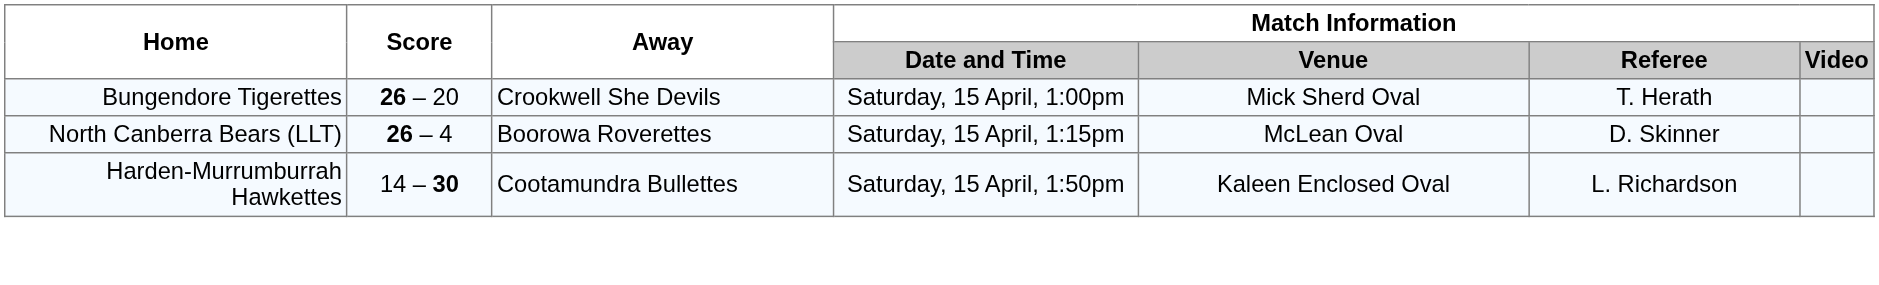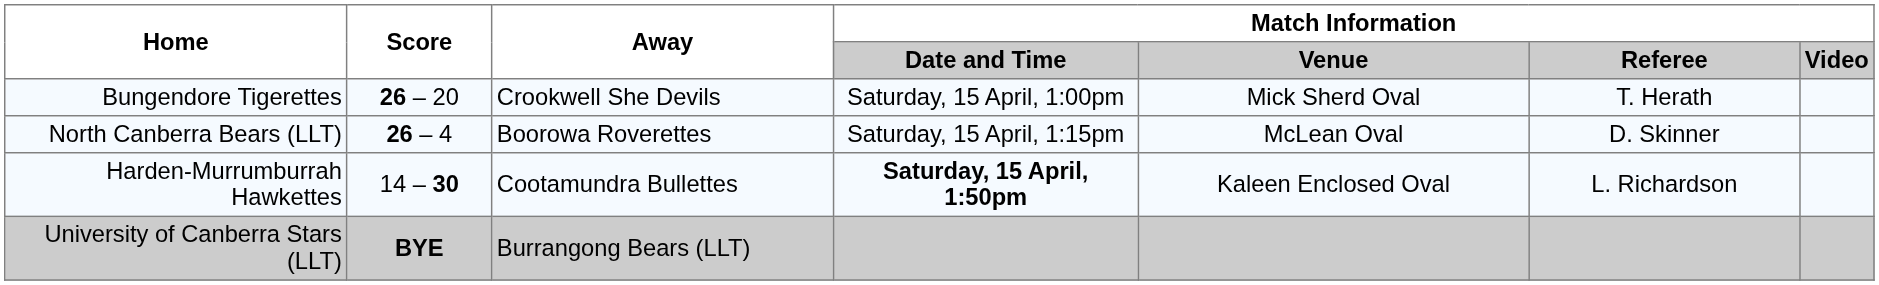(986, 184) normal -> (986, 184) bold
+ row: (193, 247)
